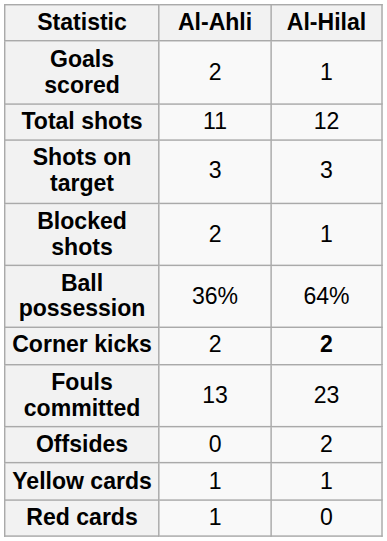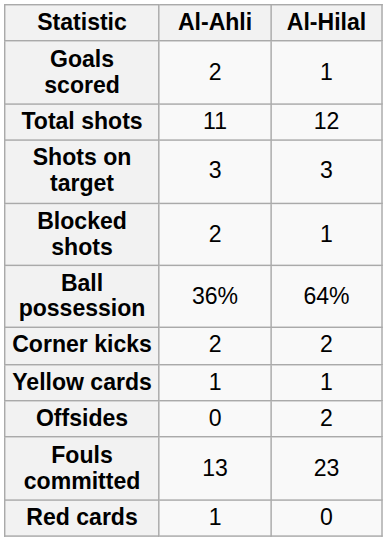(326, 345) bold -> (326, 345) normal
rows swapped: (82, 395) <-> (82, 481)
